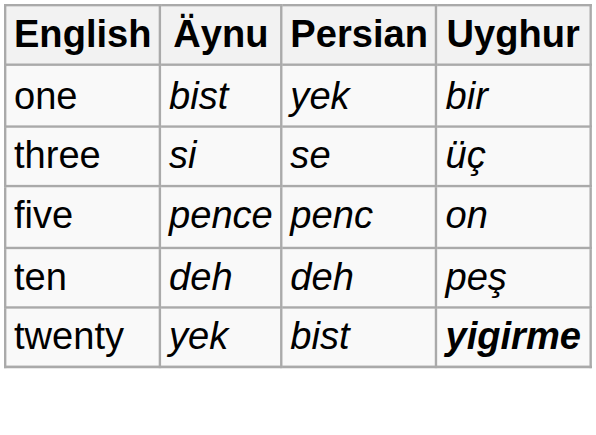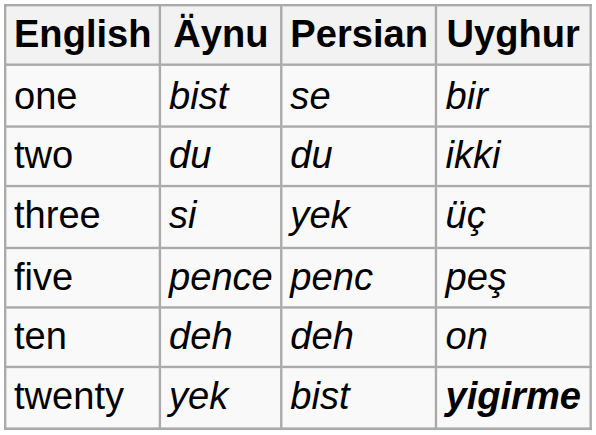(320, 95) yek -> (310, 95) se
+ row: (44, 155)
(310, 155) se -> (320, 215) yek
(467, 215) on -> (476, 276) peş
(476, 276) peş -> (467, 336) on
